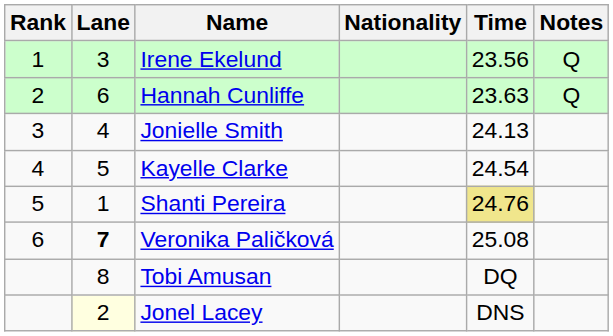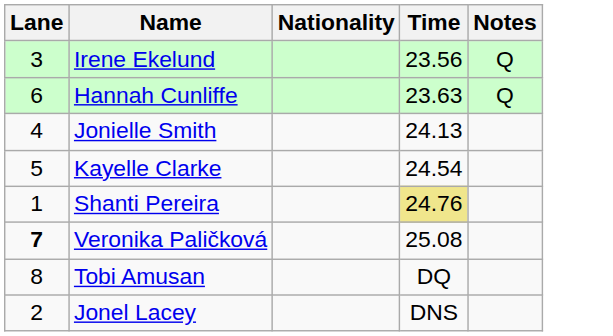- column: (38, 22)
(103, 312) lightyellow background -> (37, 312) no background
